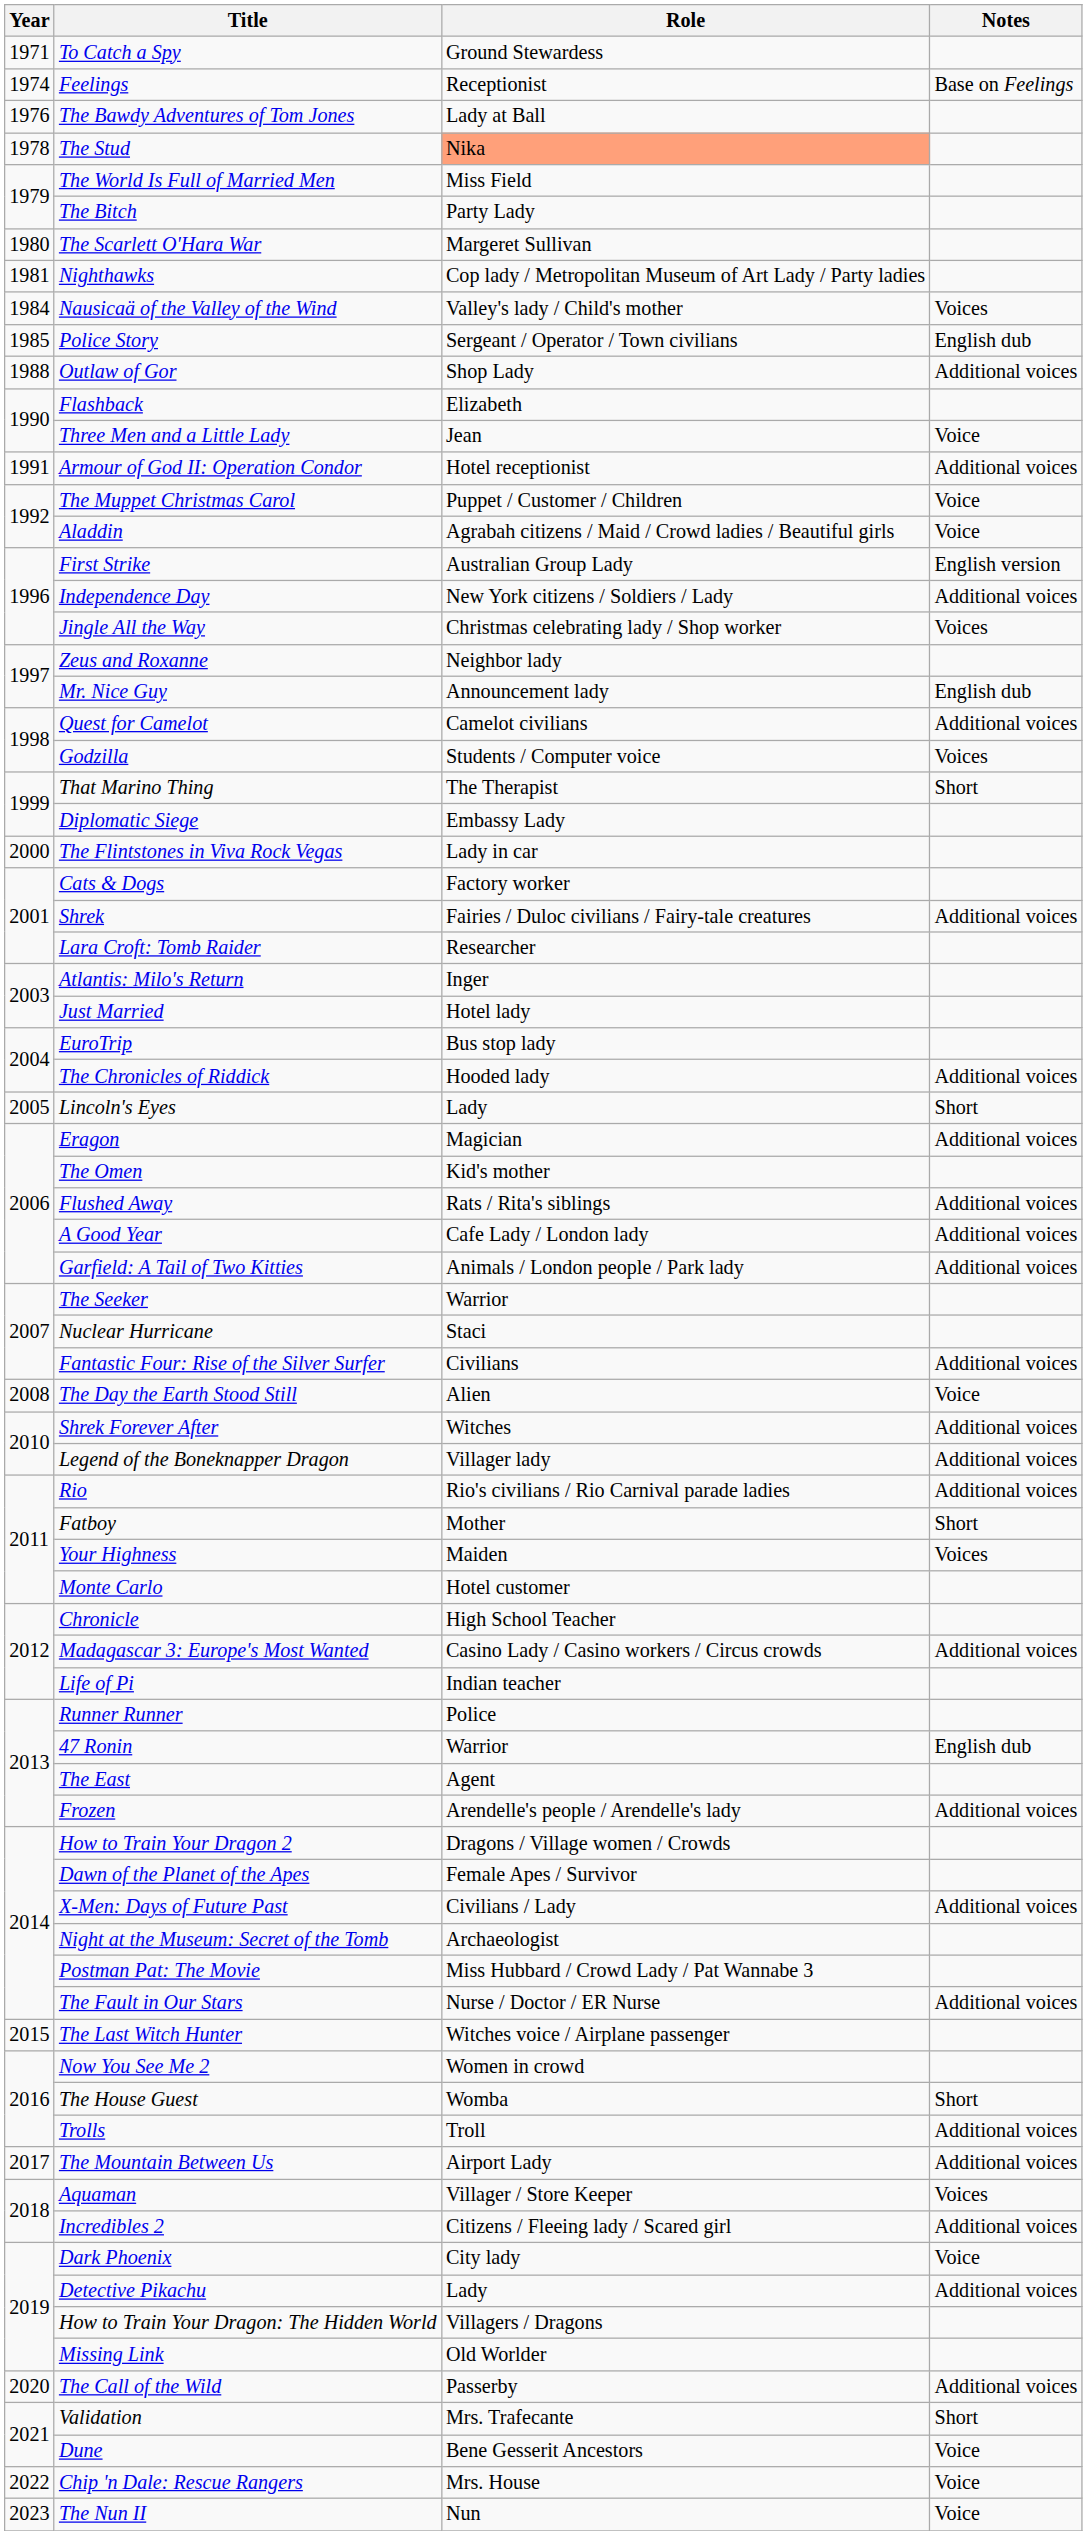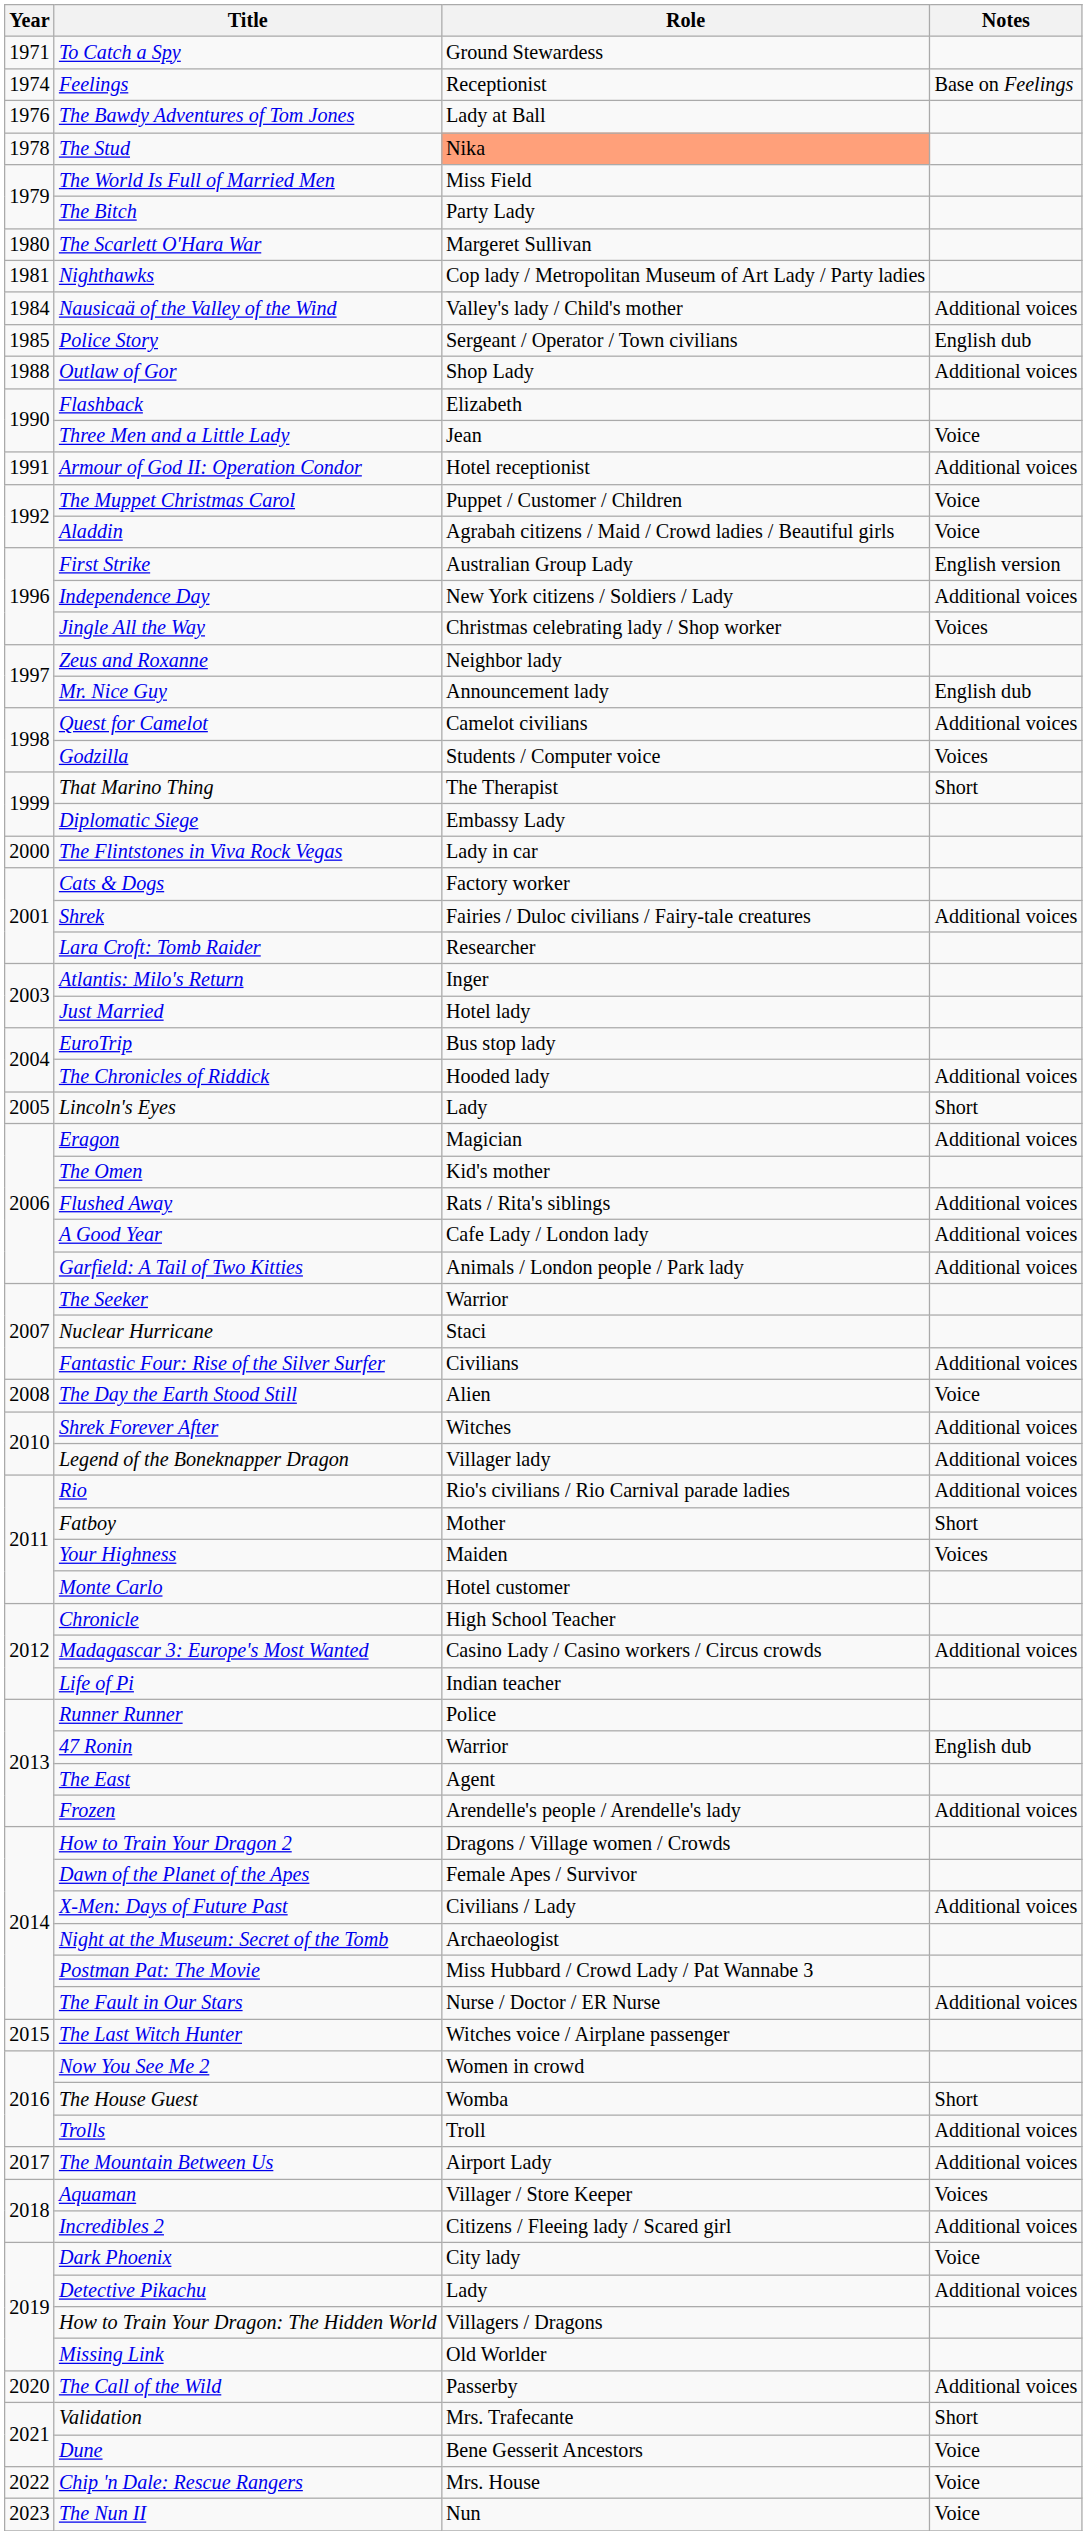(961, 308) Voices -> (1006, 308) Additional voices
